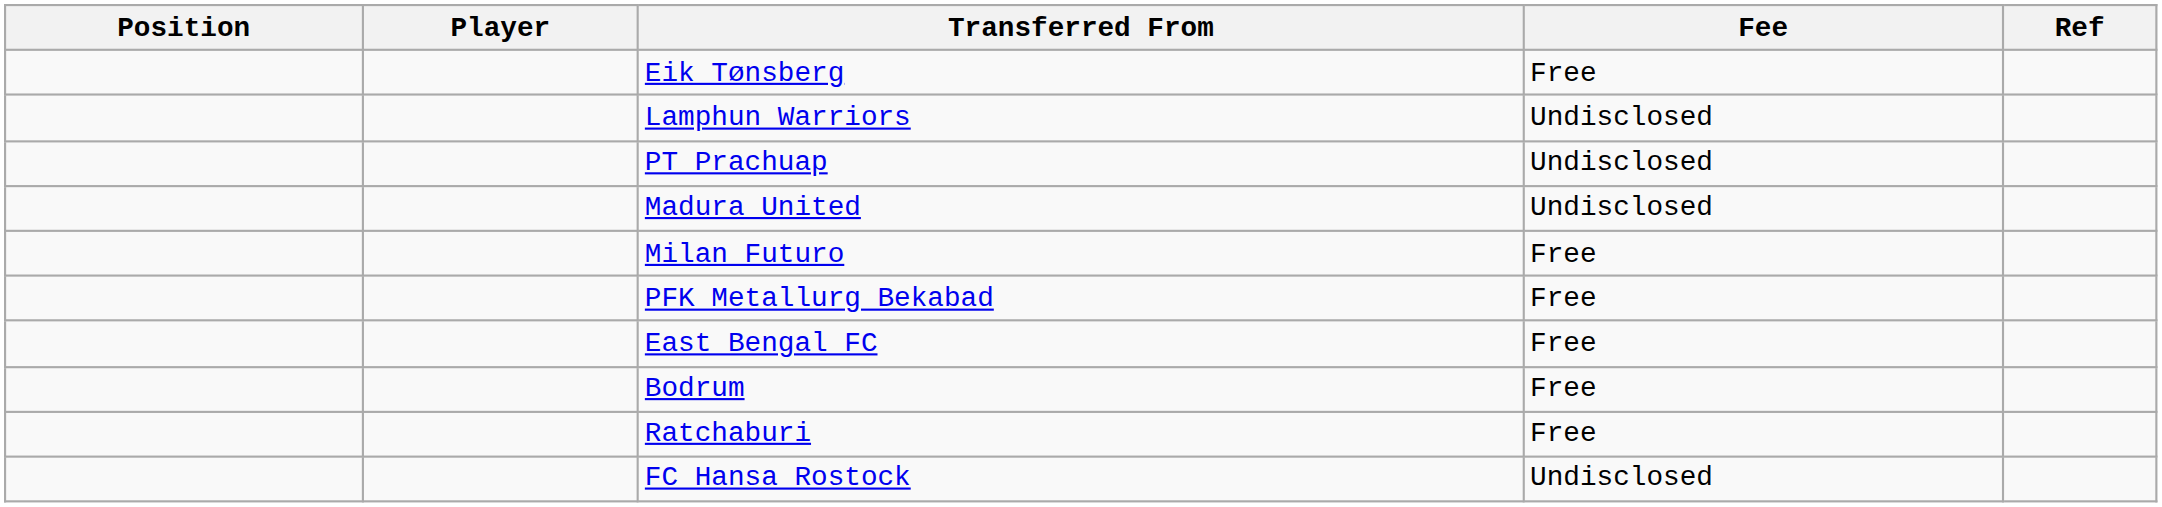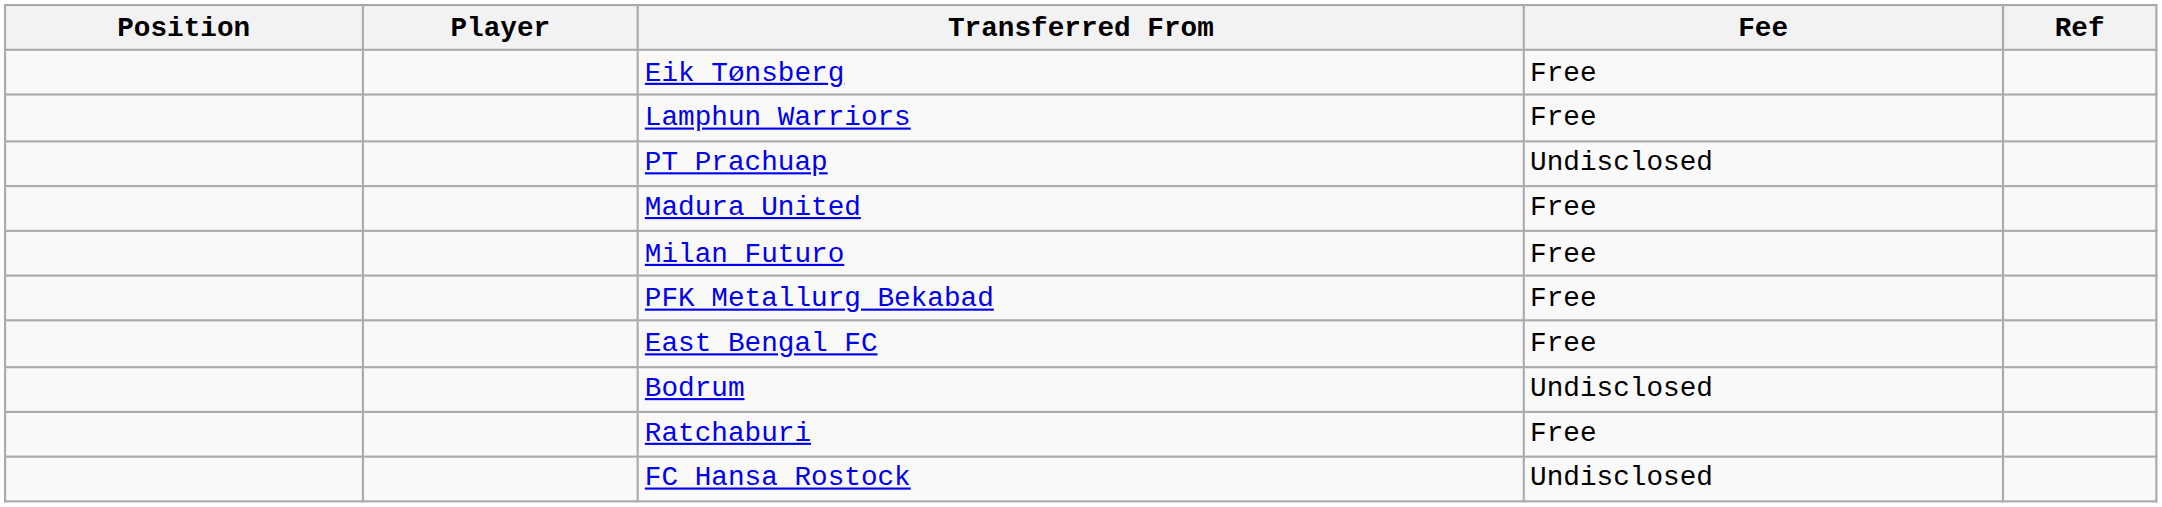(1622, 118) Undisclosed -> (1563, 118) Free
(1622, 208) Undisclosed -> (1563, 208) Free
(1563, 389) Free -> (1622, 389) Undisclosed
